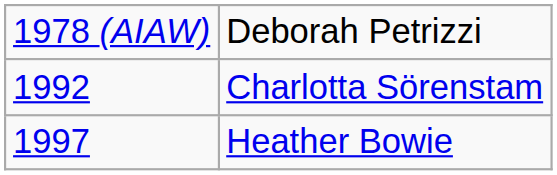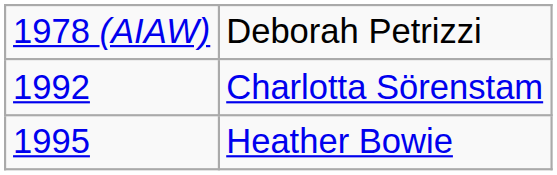(51, 141) 1997 -> (51, 141) 1995
